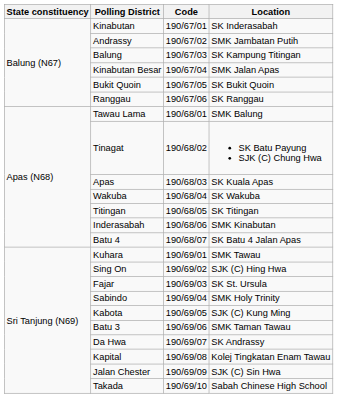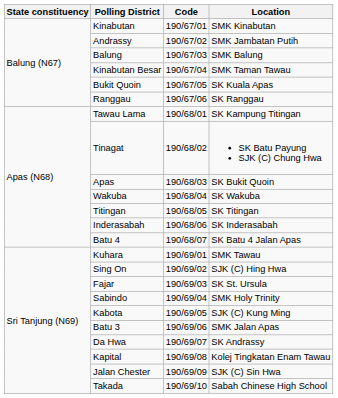(244, 26) SK Inderasabah -> (243, 26) SMK Kinabutan
(256, 55) SK Kampung Titingan -> (237, 55) SMK Balung
(245, 70) SMK Jalan Apas -> (251, 70) SMK Taman Tawau
(243, 84) SK Bukit Quoin -> (242, 84) SK Kuala Apas
(237, 113) SMK Balung -> (256, 113) SK Kampung Titingan
(242, 181) SK Kuala Apas -> (243, 181) SK Bukit Quoin
(243, 225) SMK Kinabutan -> (244, 225) SK Inderasabah
(251, 327) SMK Taman Tawau -> (245, 327) SMK Jalan Apas
